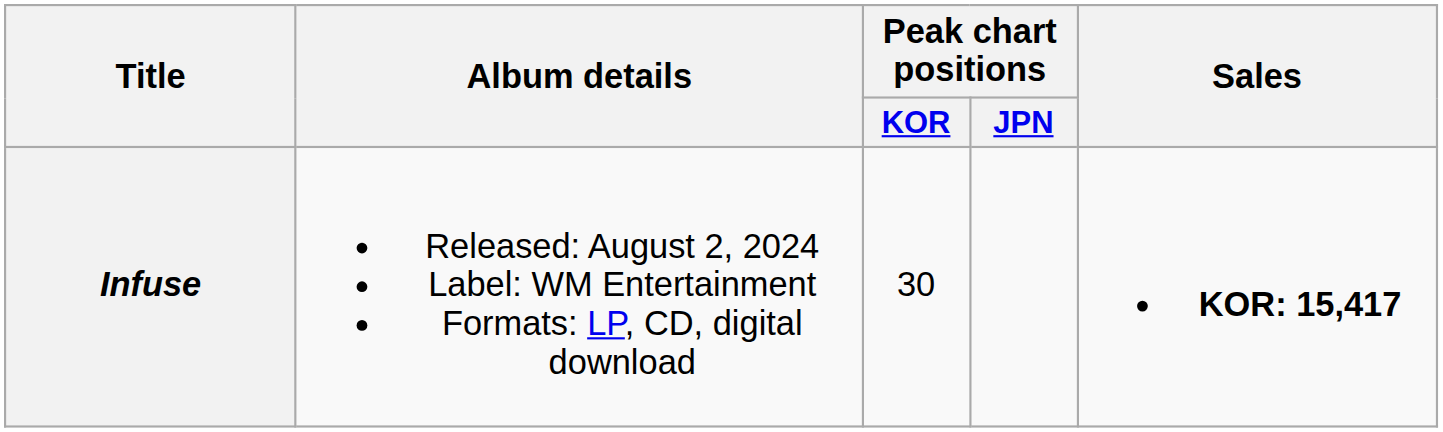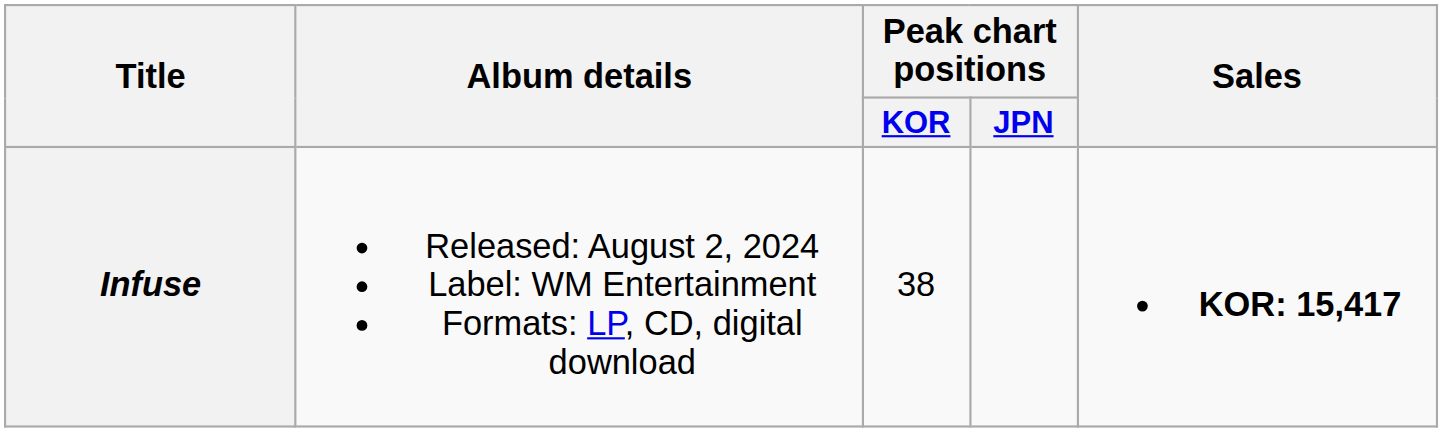(916, 285) 30 -> (916, 285) 38
